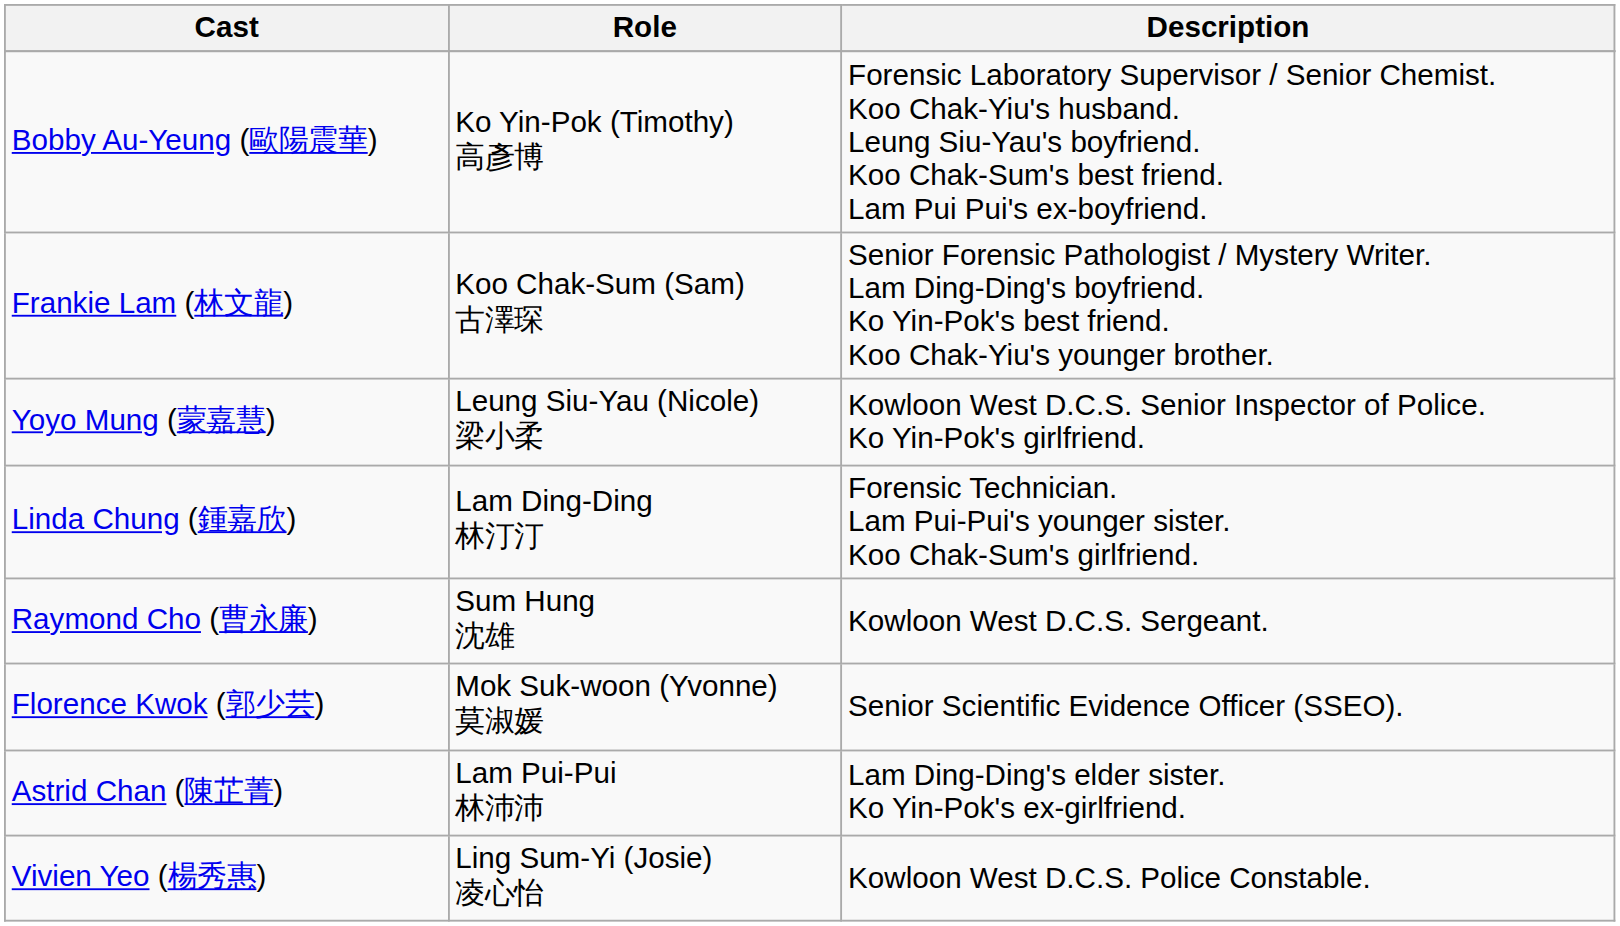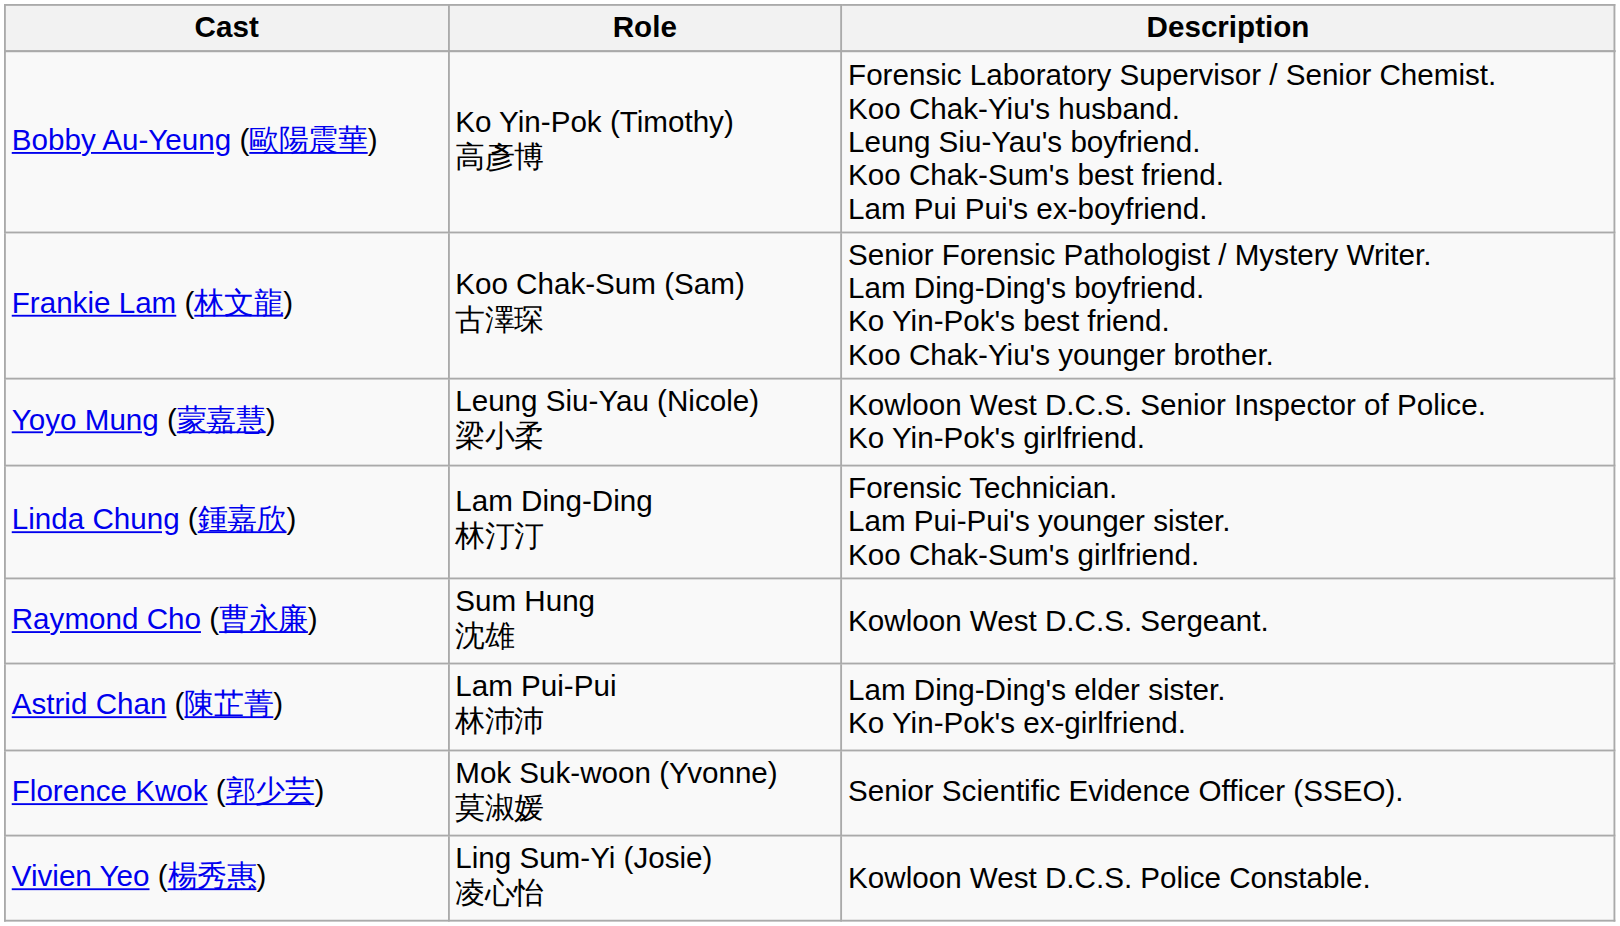rows swapped: (168, 705) <-> (147, 791)
